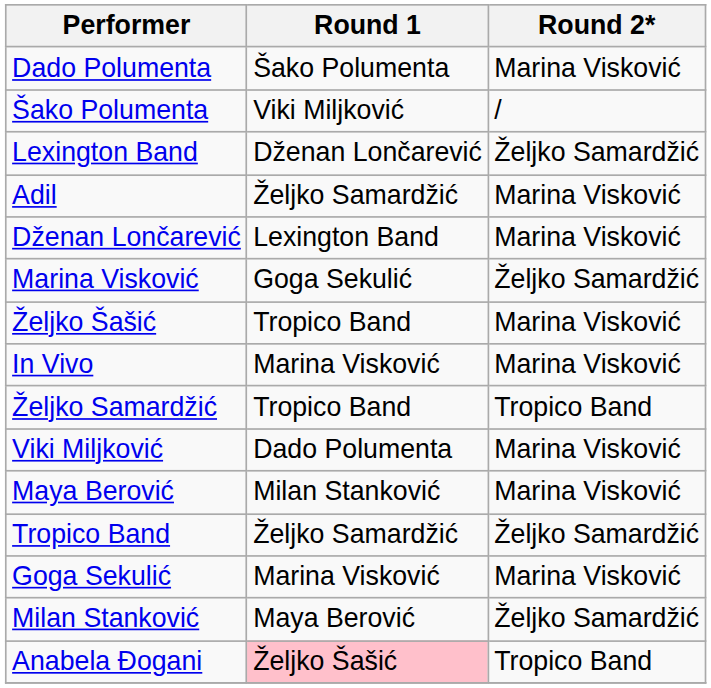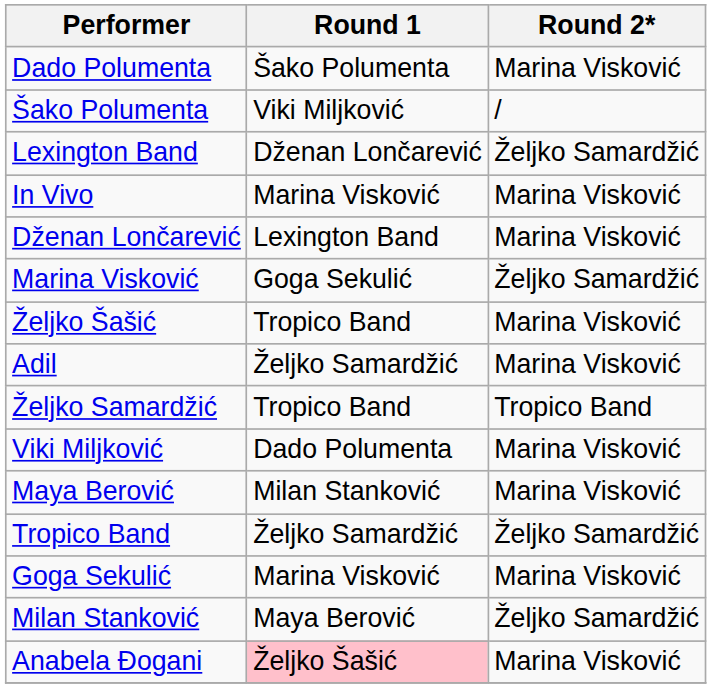rows swapped: (53, 364) <-> (34, 195)
(573, 661) Tropico Band -> (588, 661) Мarina Visković
